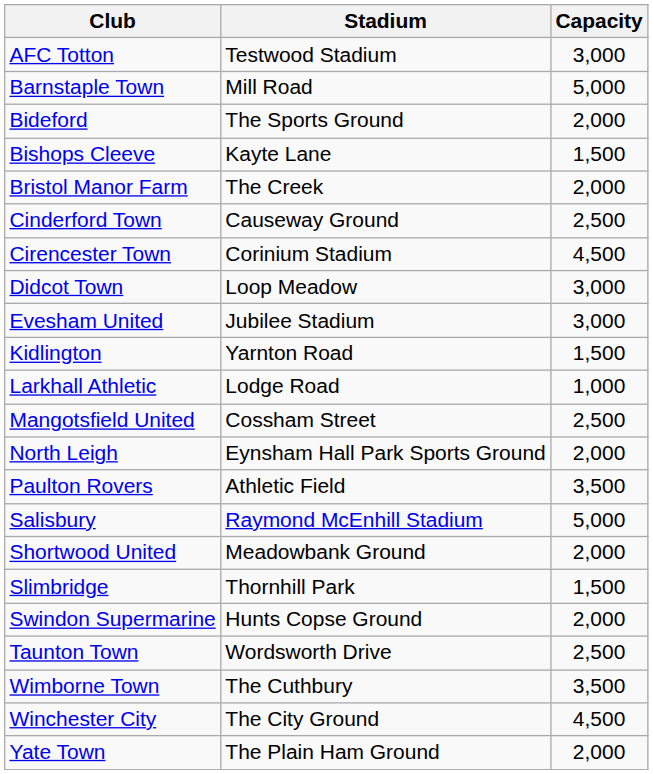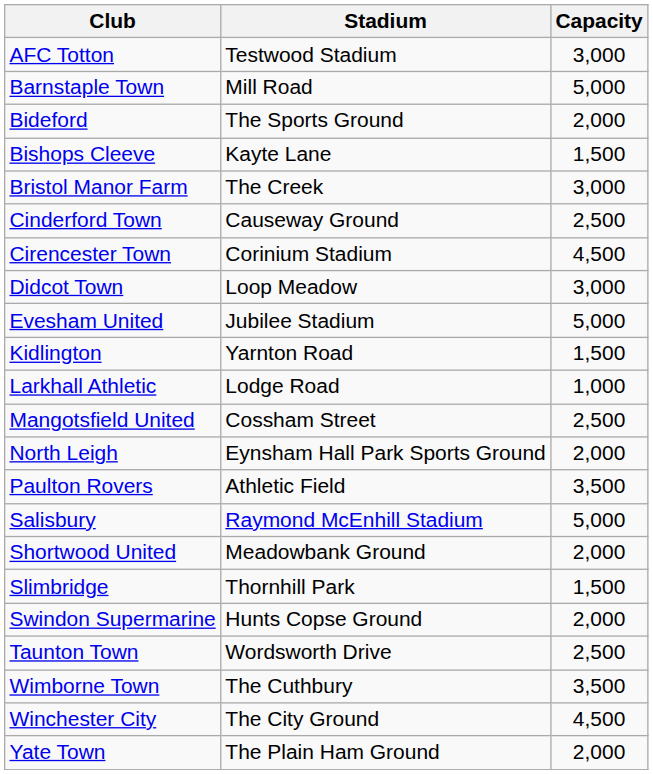(599, 187) 2,000 -> (599, 187) 3,000
(599, 320) 3,000 -> (599, 320) 5,000
